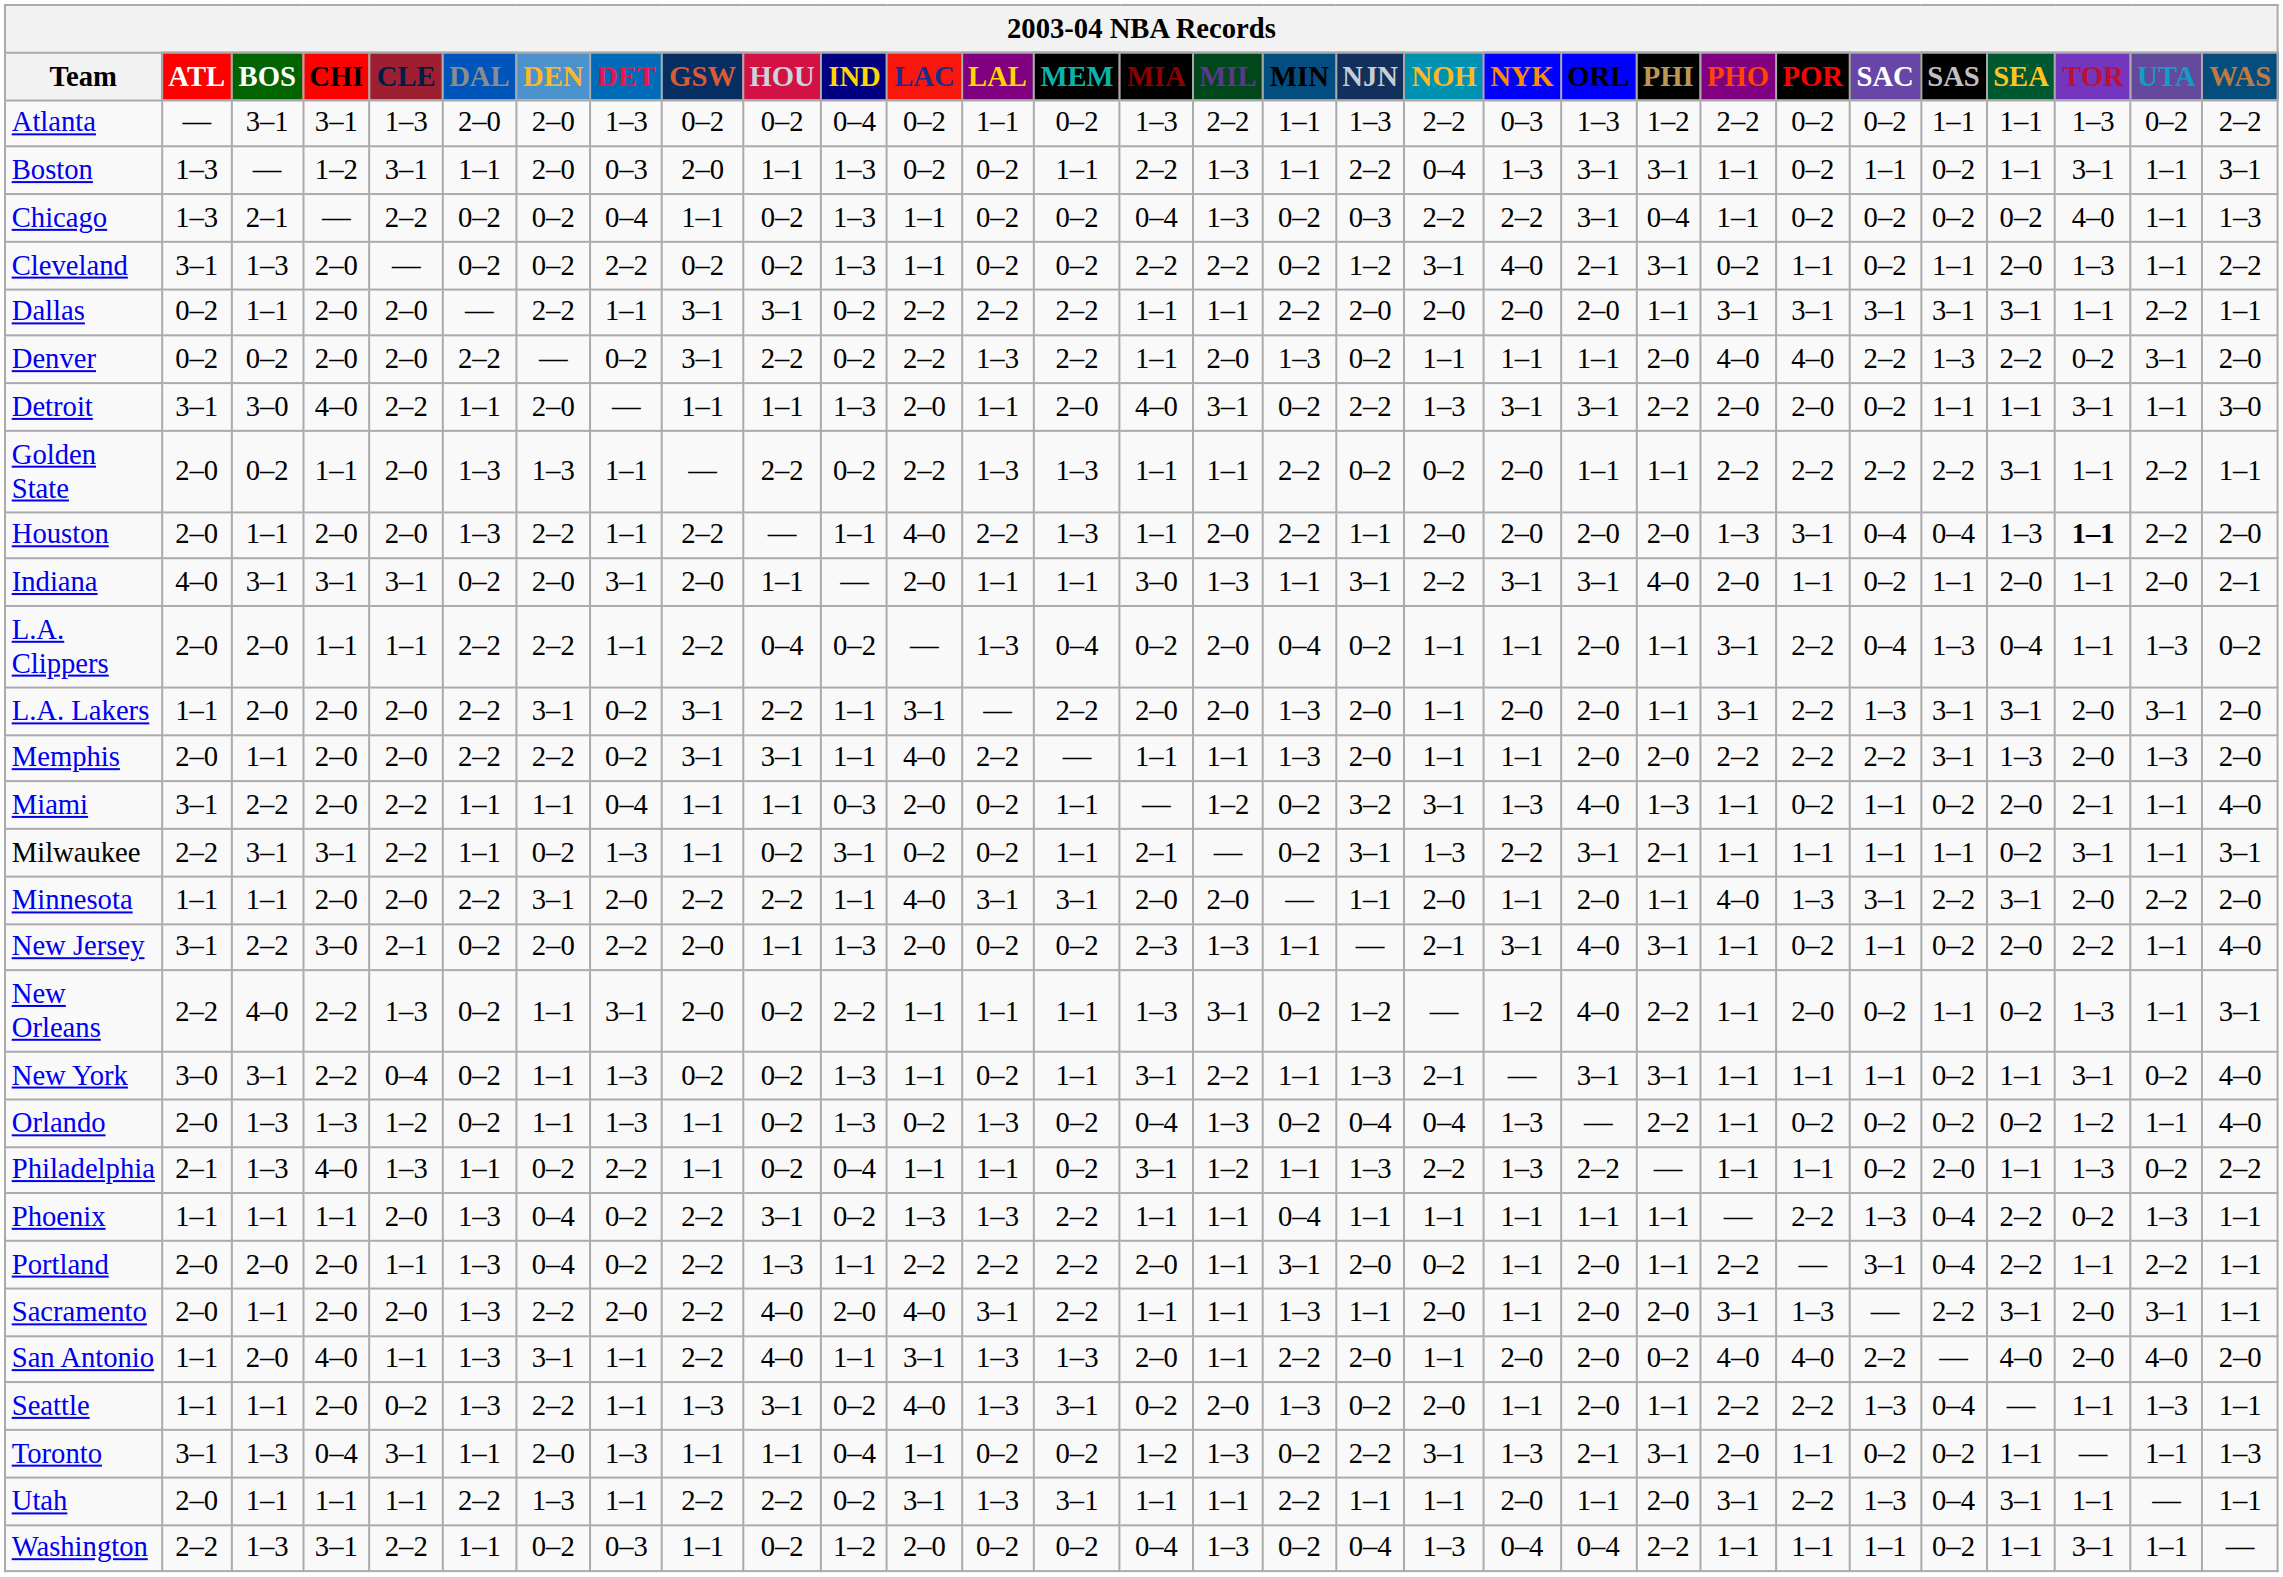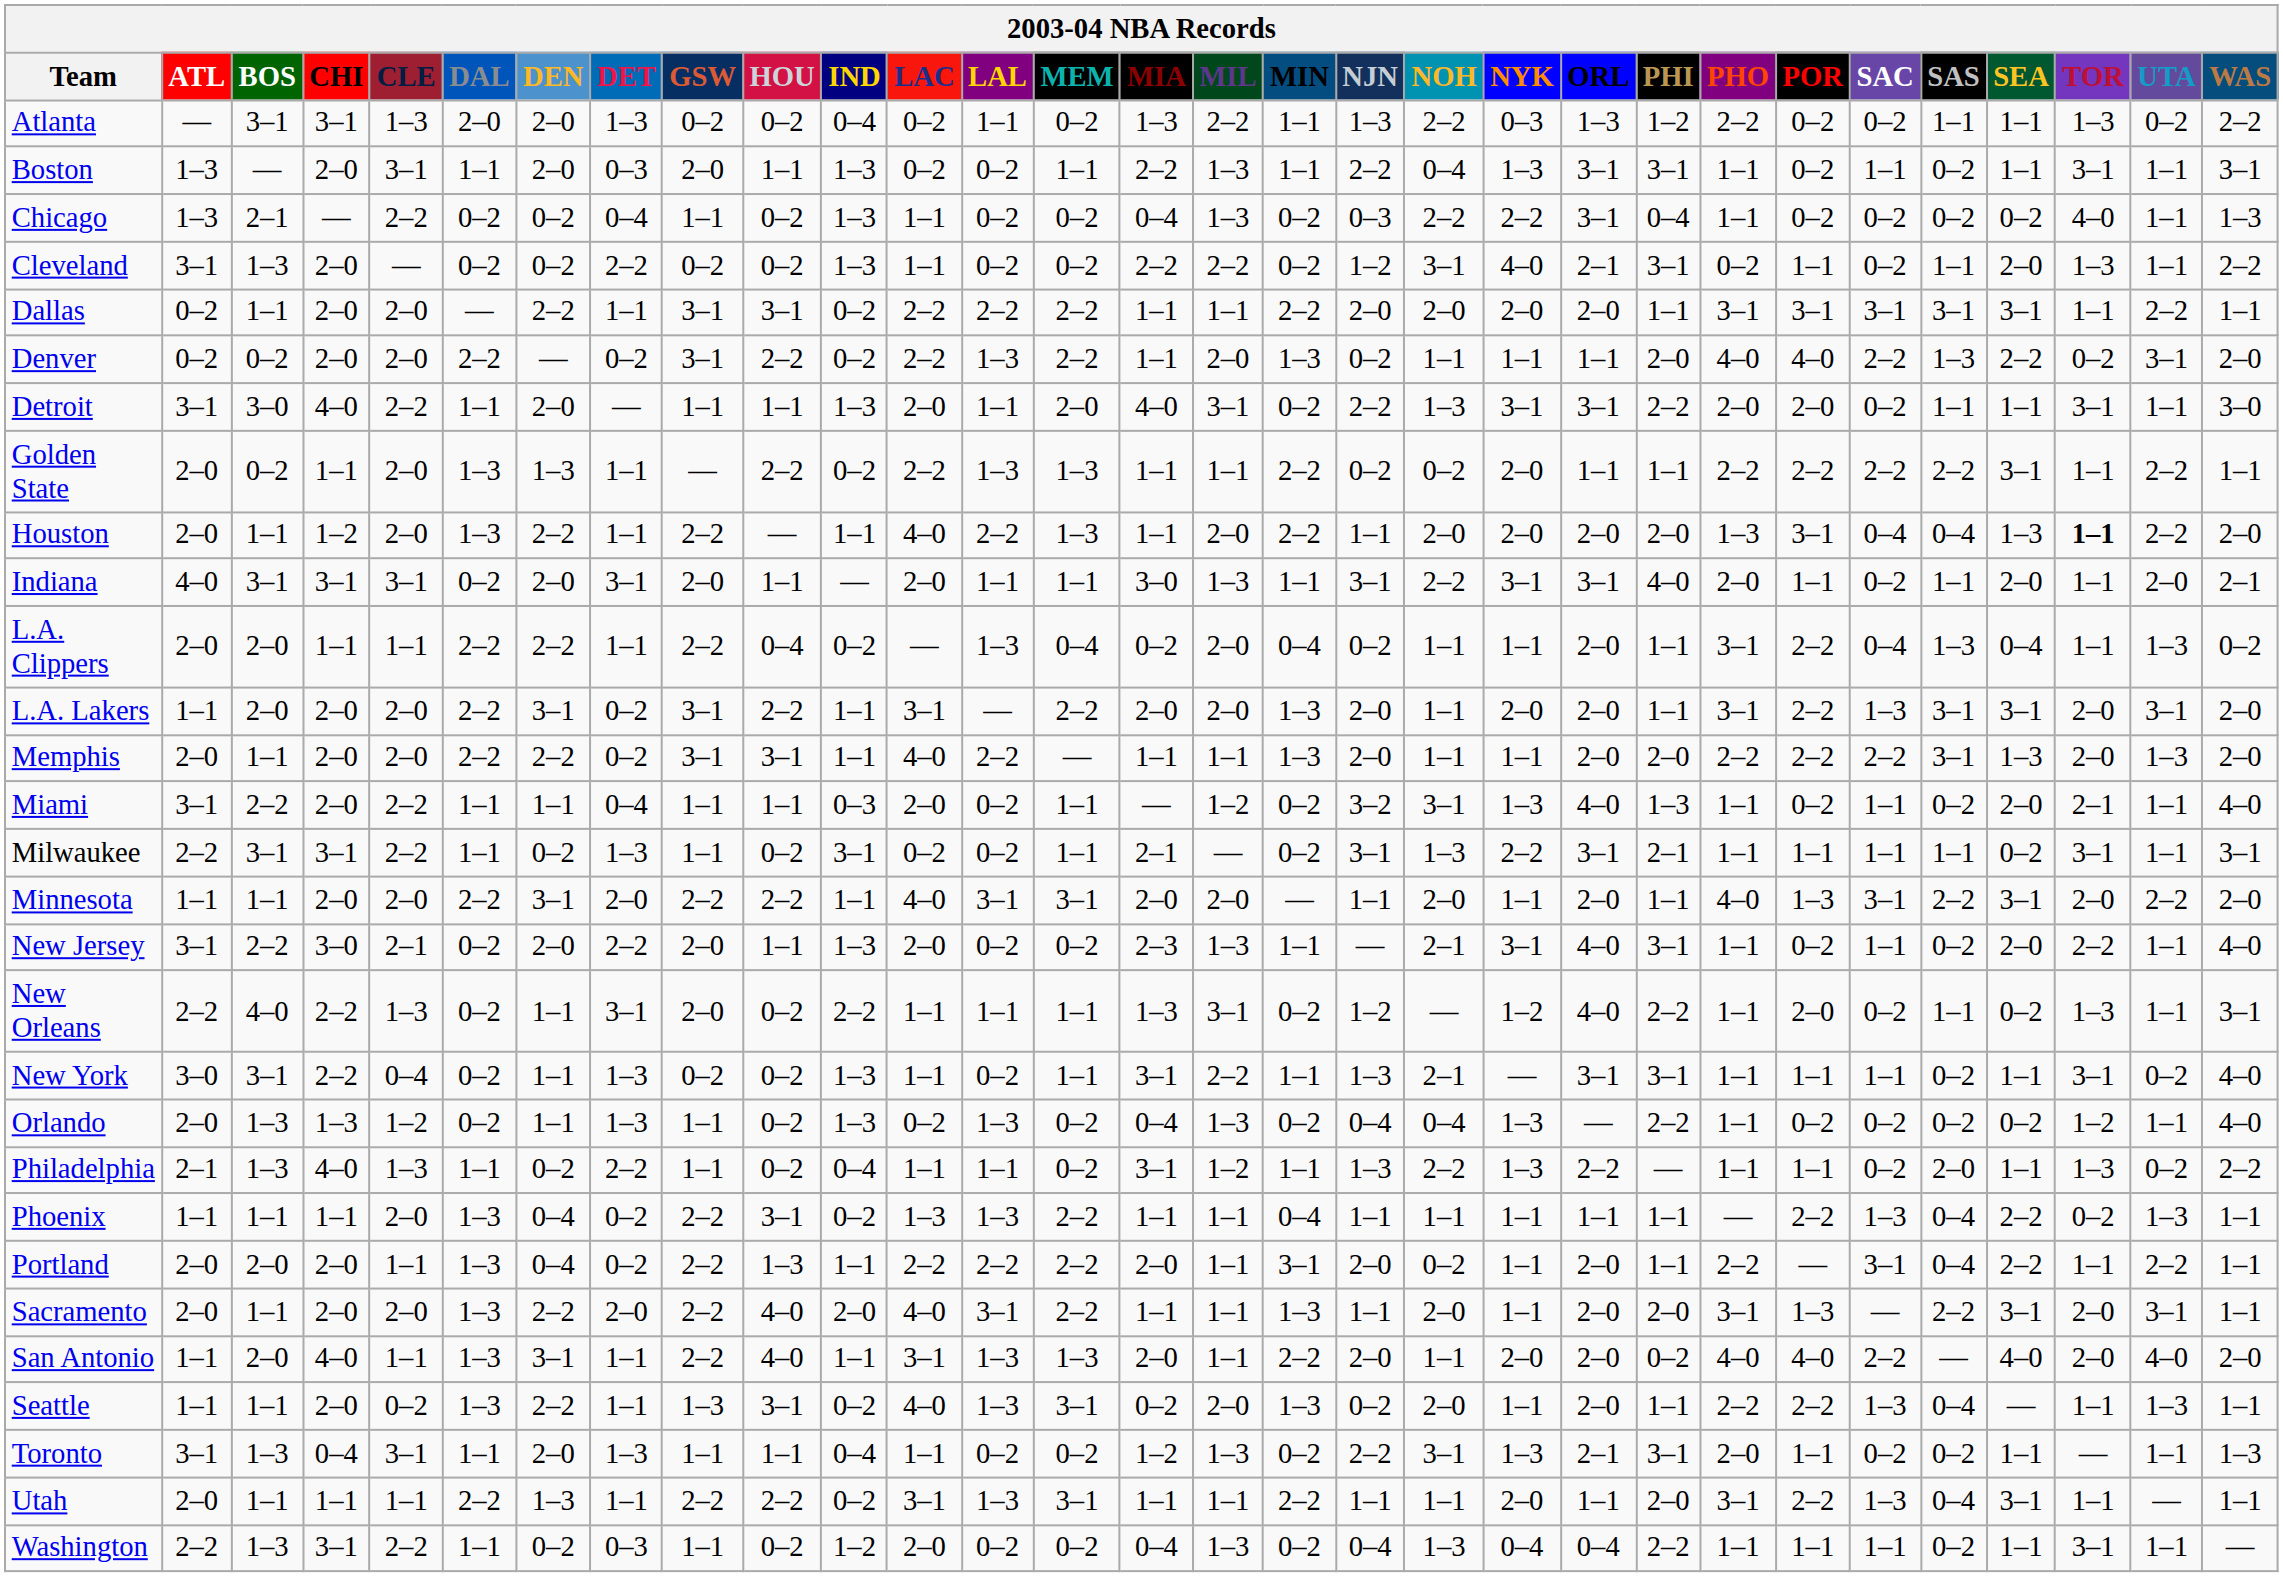(336, 170) 1–2 -> (336, 170) 2–0
(336, 534) 2–0 -> (336, 534) 1–2
